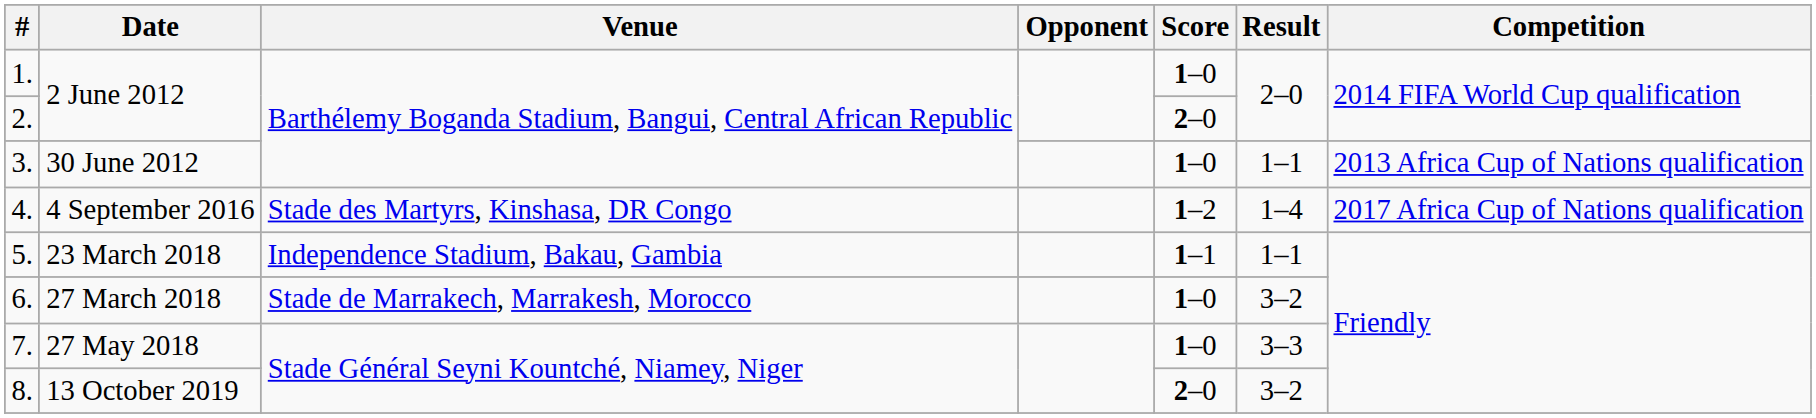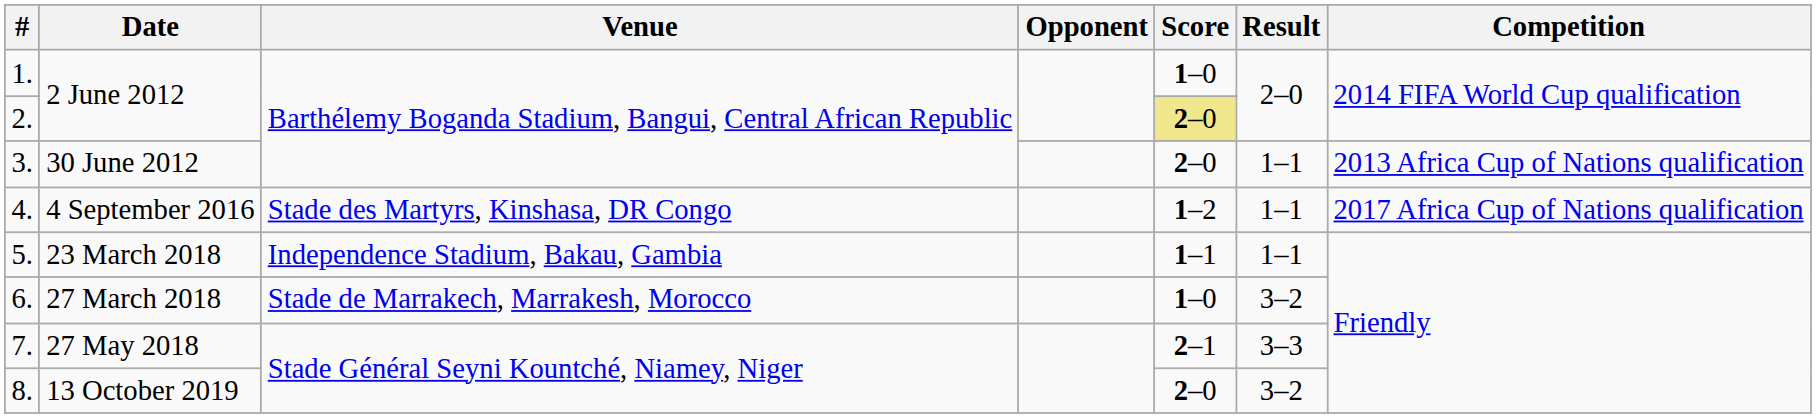(1195, 118) no background -> (1195, 118) khaki background
(1195, 163) 1–0 -> (1195, 163) 2–0
(1281, 208) 1–4 -> (1281, 208) 1–1
(1195, 345) 1–0 -> (1195, 345) 2–1
